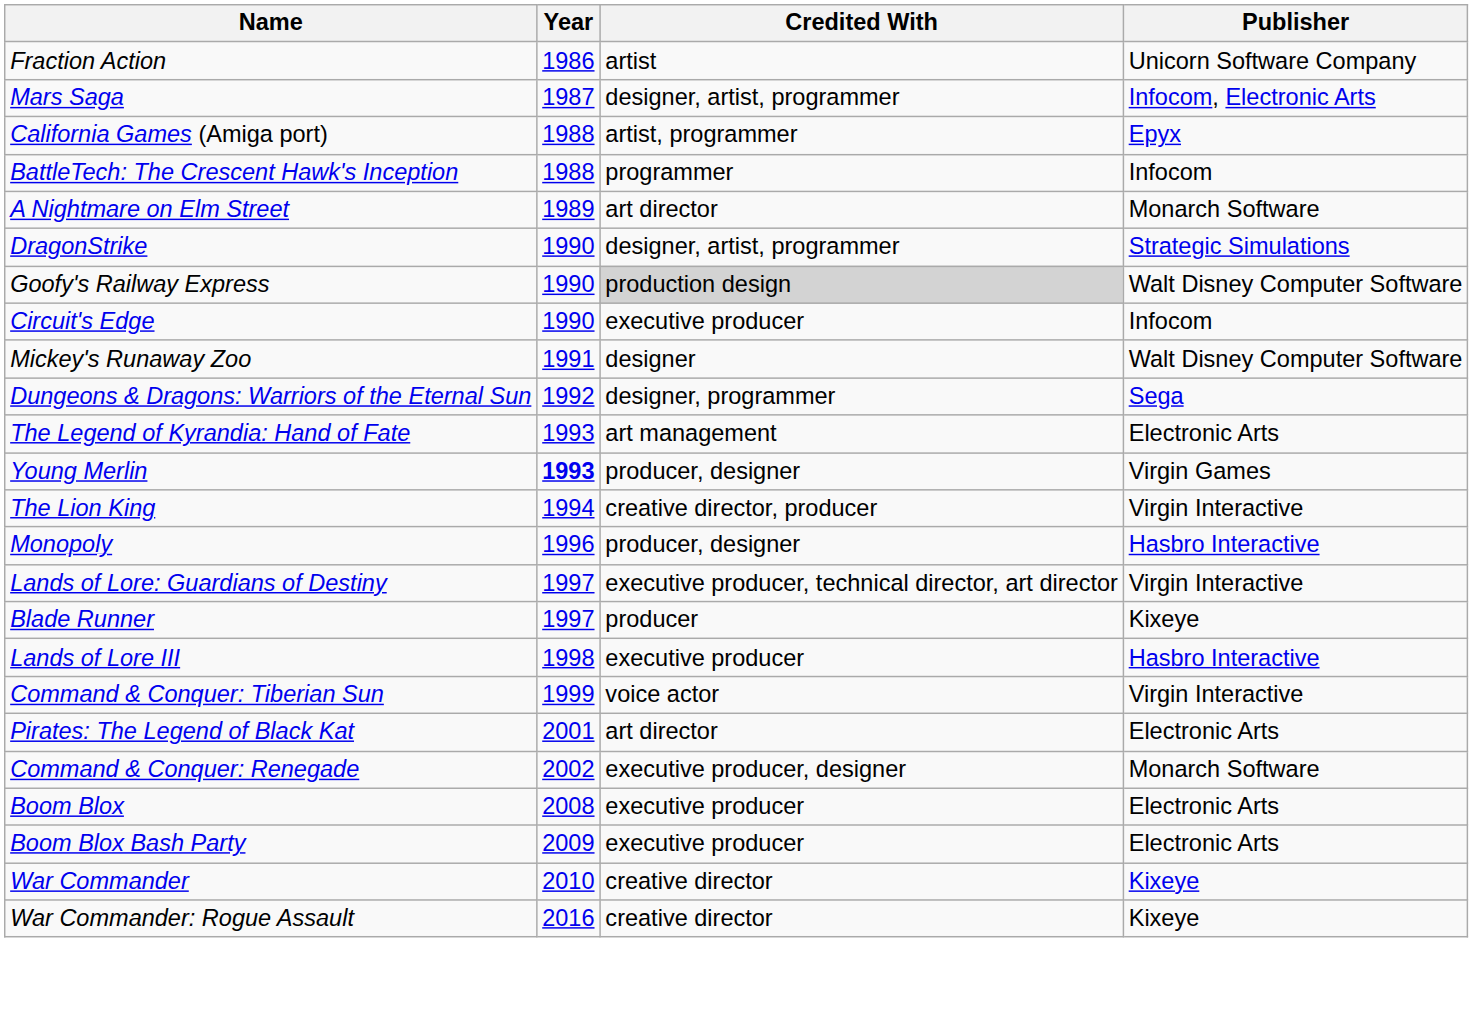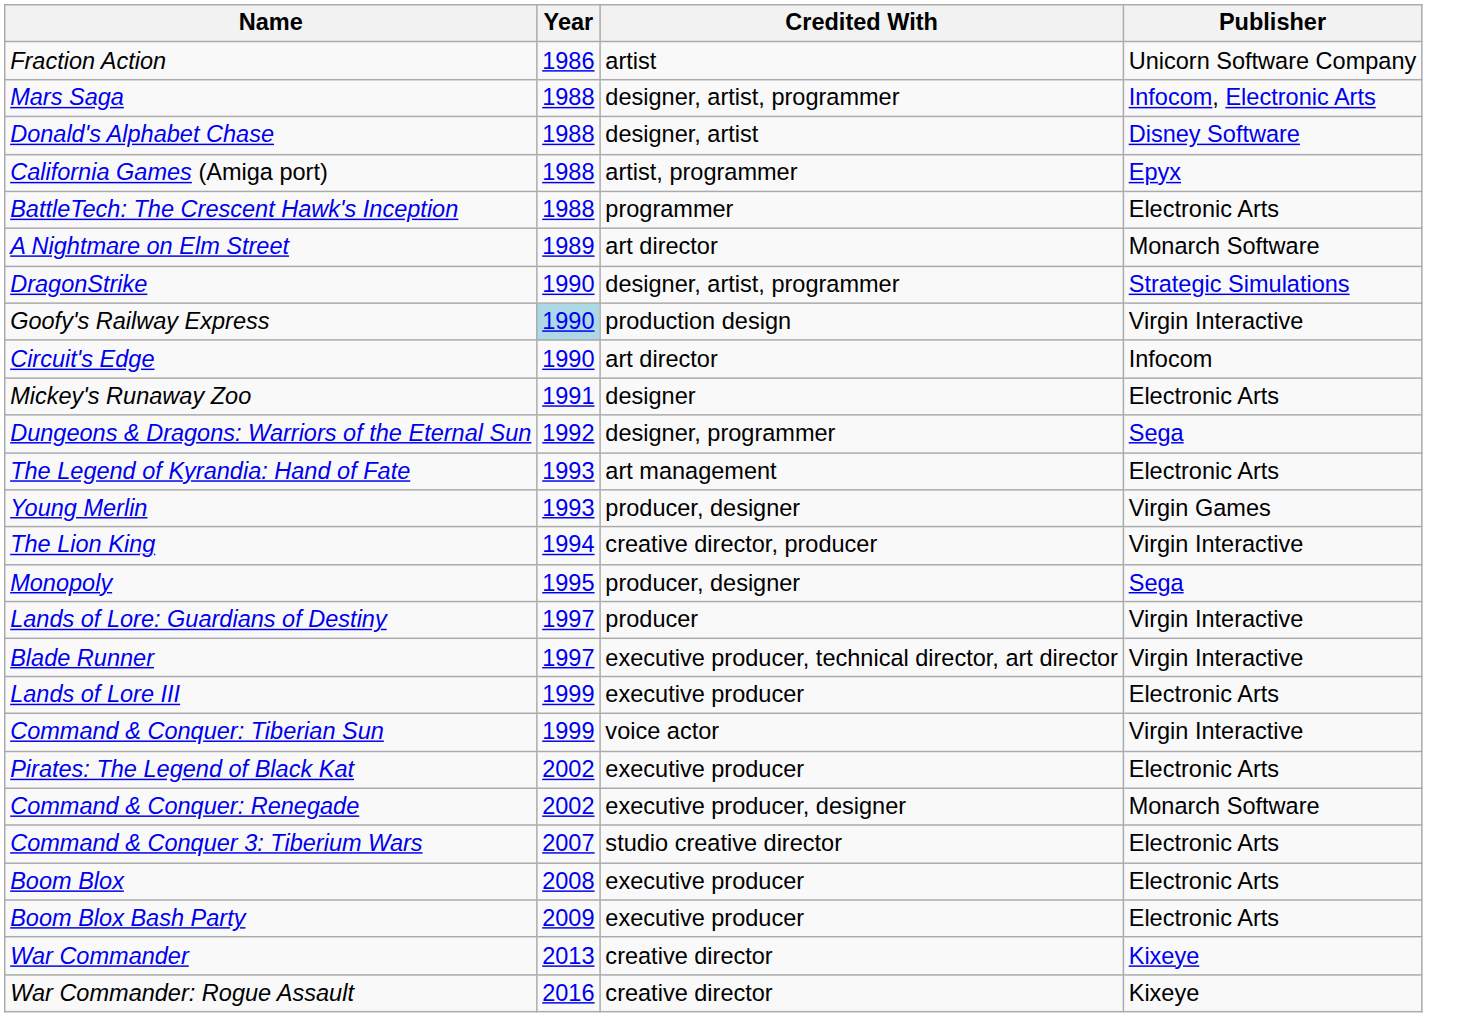(568, 97) 1987 -> (568, 97) 1988
+ row: (142, 135)
(1171, 172) Infocom -> (1204, 209) Electronic Arts
(568, 284) no background -> (568, 321) lightblue background
(698, 284) lightgrey background -> (698, 321) no background
(1296, 284) Walt Disney Computer Software -> (1216, 321) Virgin Interactive
(705, 321) executive producer -> (662, 358) art director
(1296, 358) Walt Disney Computer Software -> (1204, 396) Electronic Arts
(568, 470) bold -> (568, 508) normal
(568, 545) 1996 -> (568, 582) 1995
(1224, 545) Hasbro Interactive -> (1156, 582) Sega
(862, 582) executive producer, technical director, art director -> (652, 619) producer
(652, 619) producer -> (862, 657) executive producer, technical director, art director
(1164, 619) Kixeye -> (1216, 657) Virgin Interactive
(568, 657) 1998 -> (568, 694) 1999
(1224, 657) Hasbro Interactive -> (1204, 694) Electronic Arts
(568, 731) 2001 -> (568, 769) 2002
(662, 731) art director -> (705, 769) executive producer
+ row: (216, 843)
(568, 881) 2010 -> (568, 955) 2013
